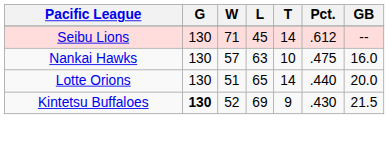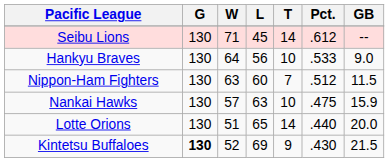+ row: (93, 59)
+ row: (93, 80)
(364, 59) 16.0 -> (364, 102) 15.9
